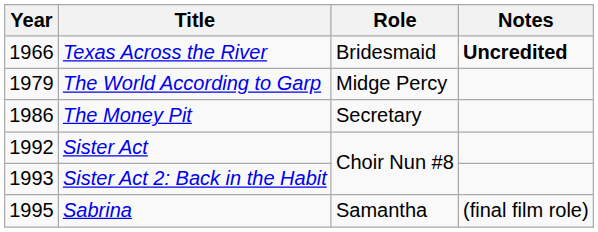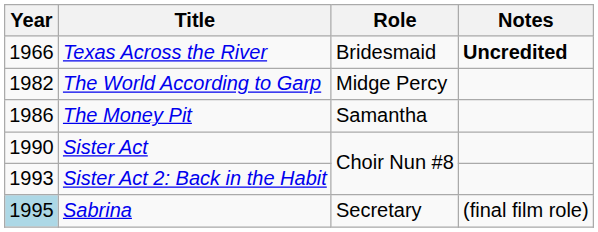(31, 83) 1979 -> (31, 83) 1982
(379, 115) Secretary -> (382, 115) Samantha
(31, 147) 1992 -> (31, 147) 1990
(31, 210) no background -> (31, 210) lightblue background
(382, 210) Samantha -> (379, 210) Secretary
